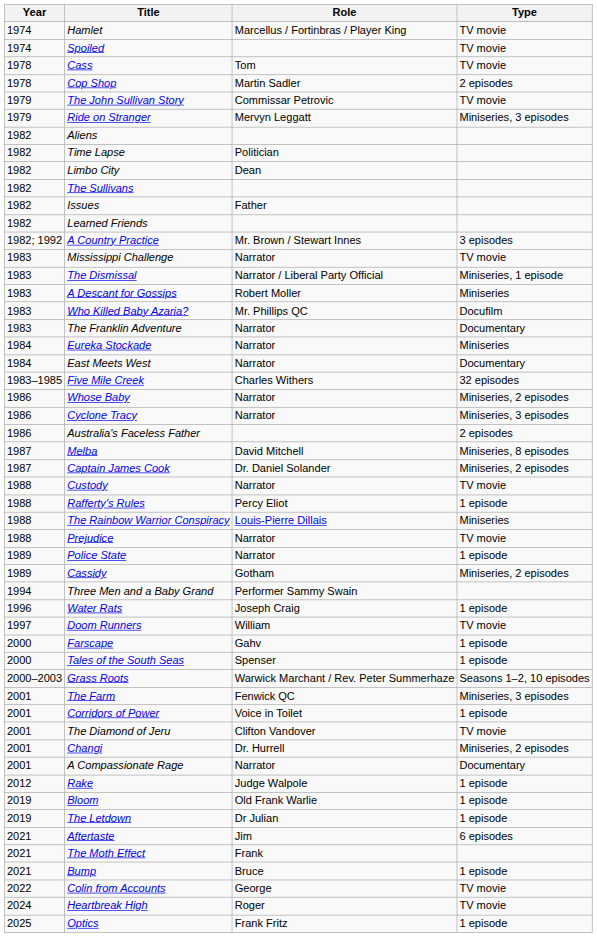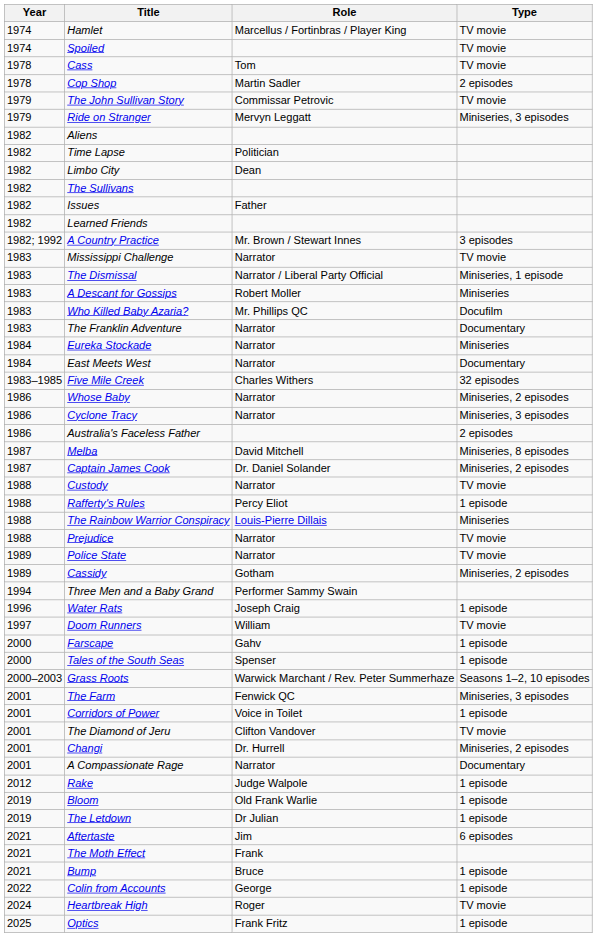(483, 556) 1 episode -> (483, 556) TV movie
(483, 888) TV movie -> (483, 888) 1 episode
